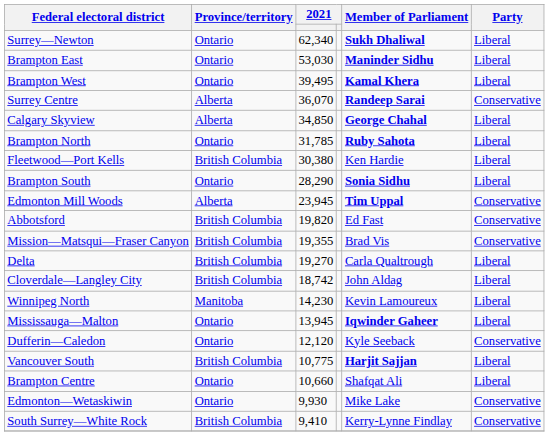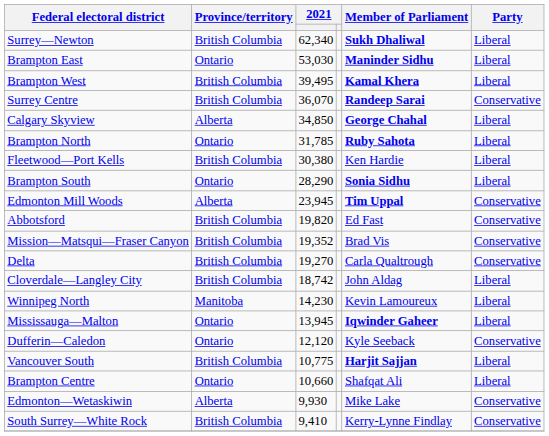(214, 40) Ontario -> (238, 40) British Columbia
(214, 80) Ontario -> (238, 80) British Columbia
(214, 100) Alberta -> (238, 100) British Columbia
(316, 240) 19,355 -> (316, 240) 19,352
(492, 260) Liberal -> (507, 260) Conservative
(214, 401) Ontario -> (214, 401) Alberta
